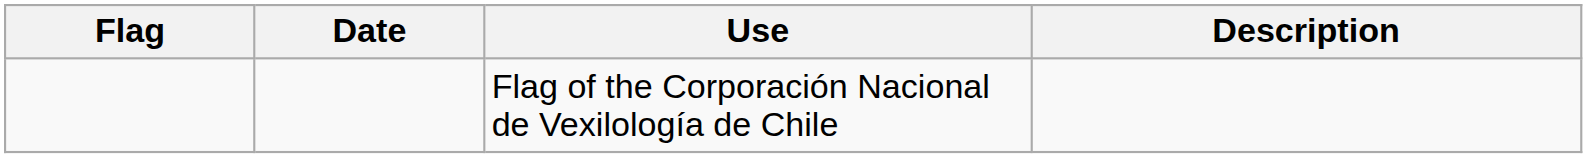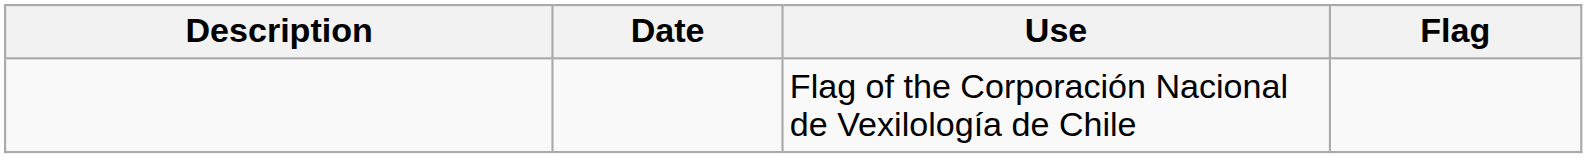columns swapped: (130, 31) <-> (1306, 31)
